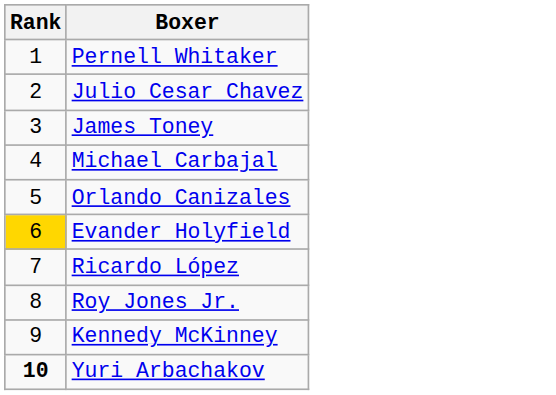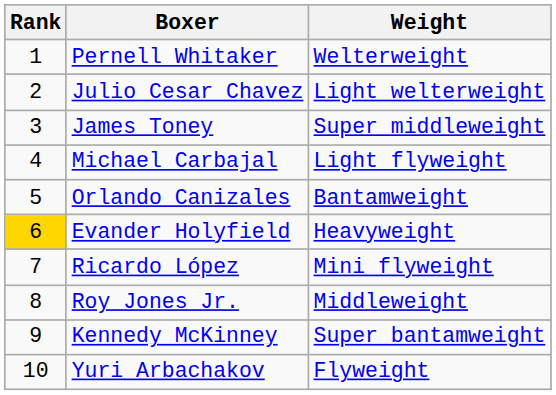+ column: (429, 22)
(36, 372) bold -> (36, 372) normal
